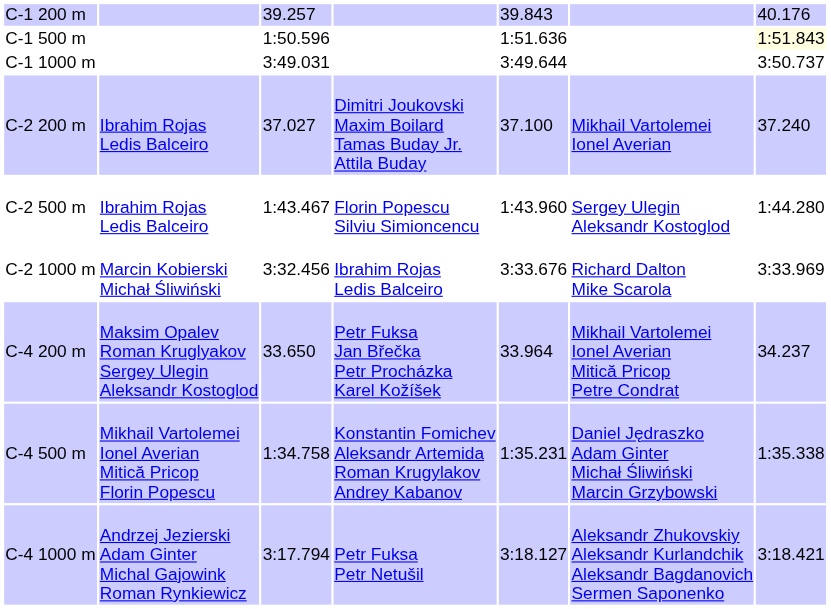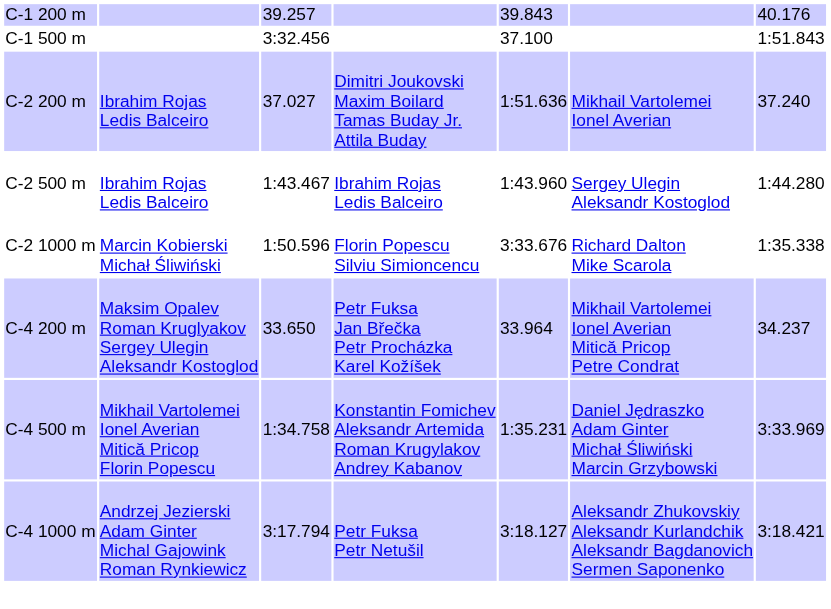(296, 38) 1:50.596 -> (296, 38) 3:32.456
(534, 38) 1:51.636 -> (526, 38) 37.100
(791, 38) lightyellow background -> (791, 38) no background
- row: (50, 62)
(526, 125) 37.100 -> (534, 101) 1:51.636
(407, 216) Florin Popescu Silviu Simioncencu -> (389, 193) Ibrahim Rojas Ledis Balceiro
(296, 269) 3:32.456 -> (296, 246) 1:50.596
(389, 279) Ibrahim Rojas Ledis Balceiro -> (407, 255) Florin Popescu Silviu Simioncencu
(791, 269) 3:33.969 -> (791, 246) 1:35.338
(791, 453) 1:35.338 -> (791, 429) 3:33.969
